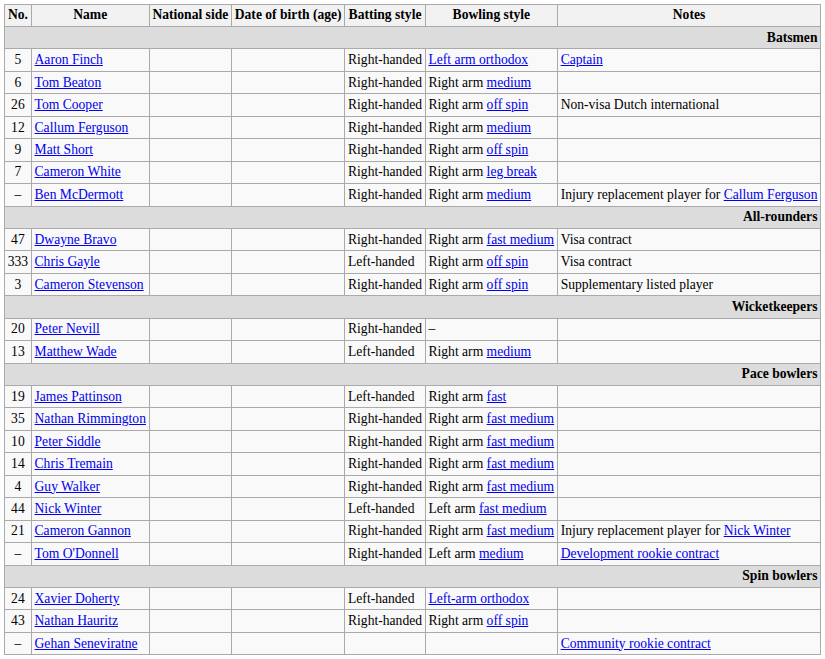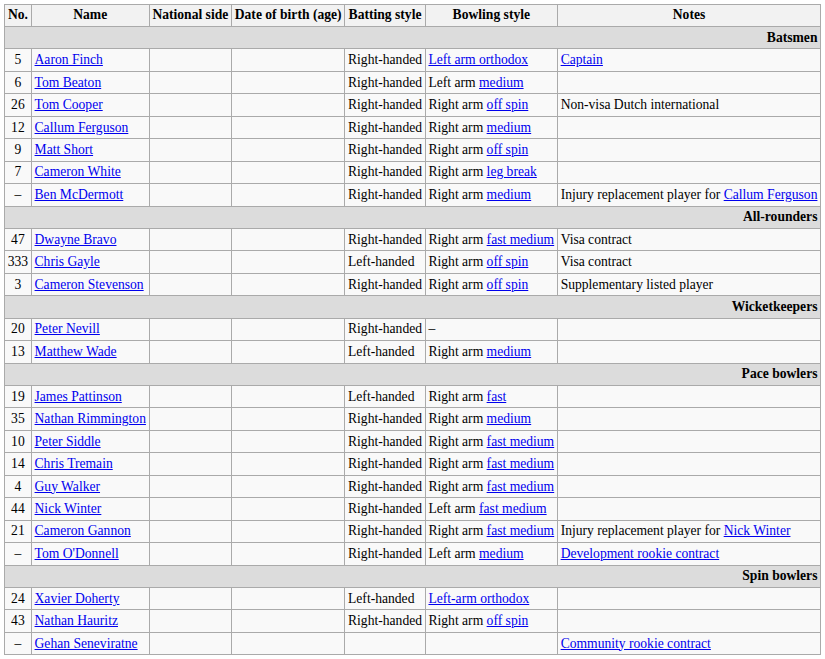(480, 82) Right arm medium -> (476, 82) Left arm medium
(491, 419) Right arm fast medium -> (480, 419) Right arm medium
(381, 508) Left-handed -> (385, 508) Right-handed
